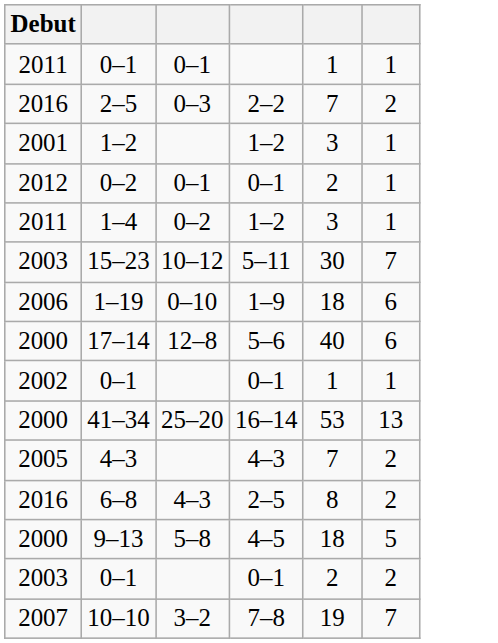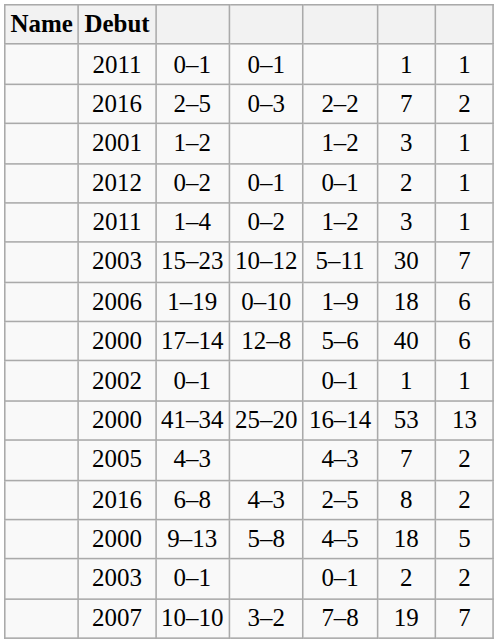+ column: (42, 24)
